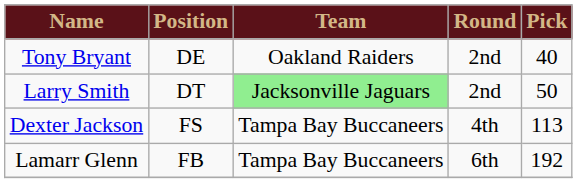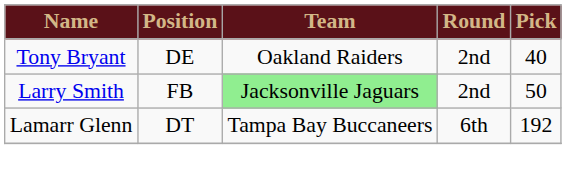(191, 90) DT -> (180, 90) FB
- row: (76, 125)
(191, 159) FB -> (180, 125) DT
